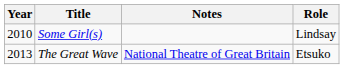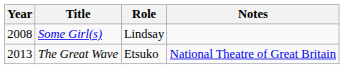columns swapped: (316, 14) <-> (207, 14)
(20, 34) 2010 -> (20, 34) 2008
